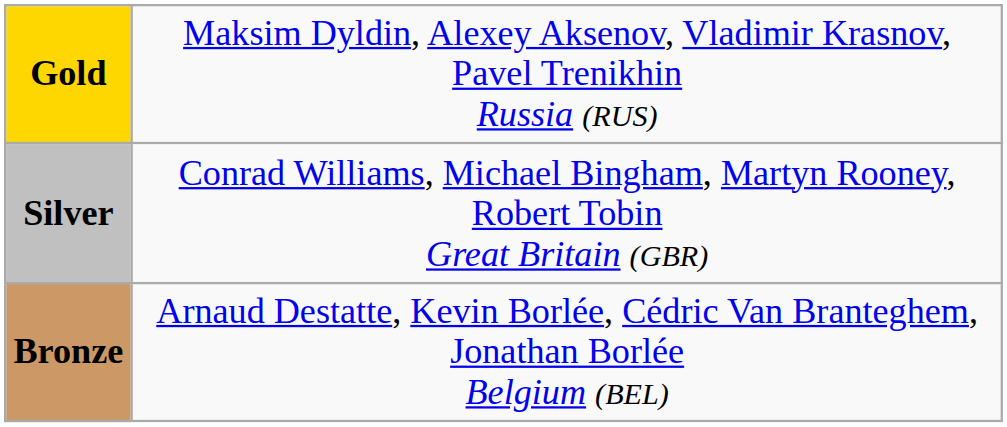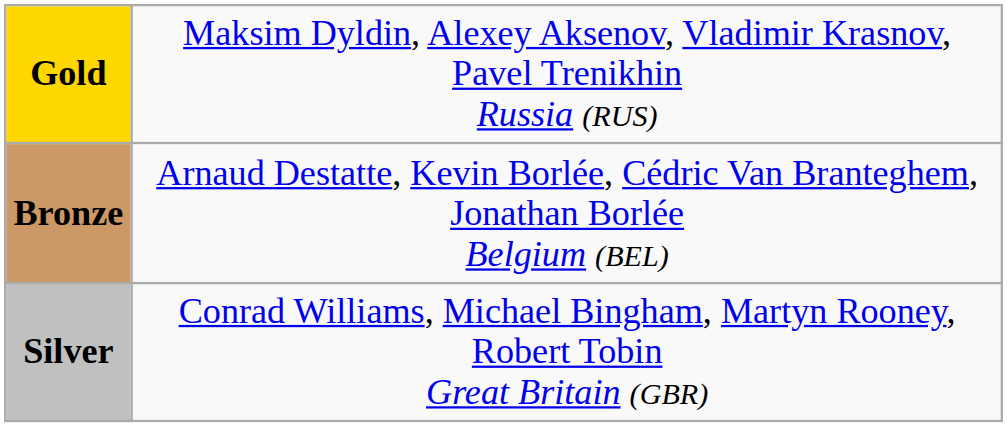rows swapped: (68, 212) <-> (68, 351)
